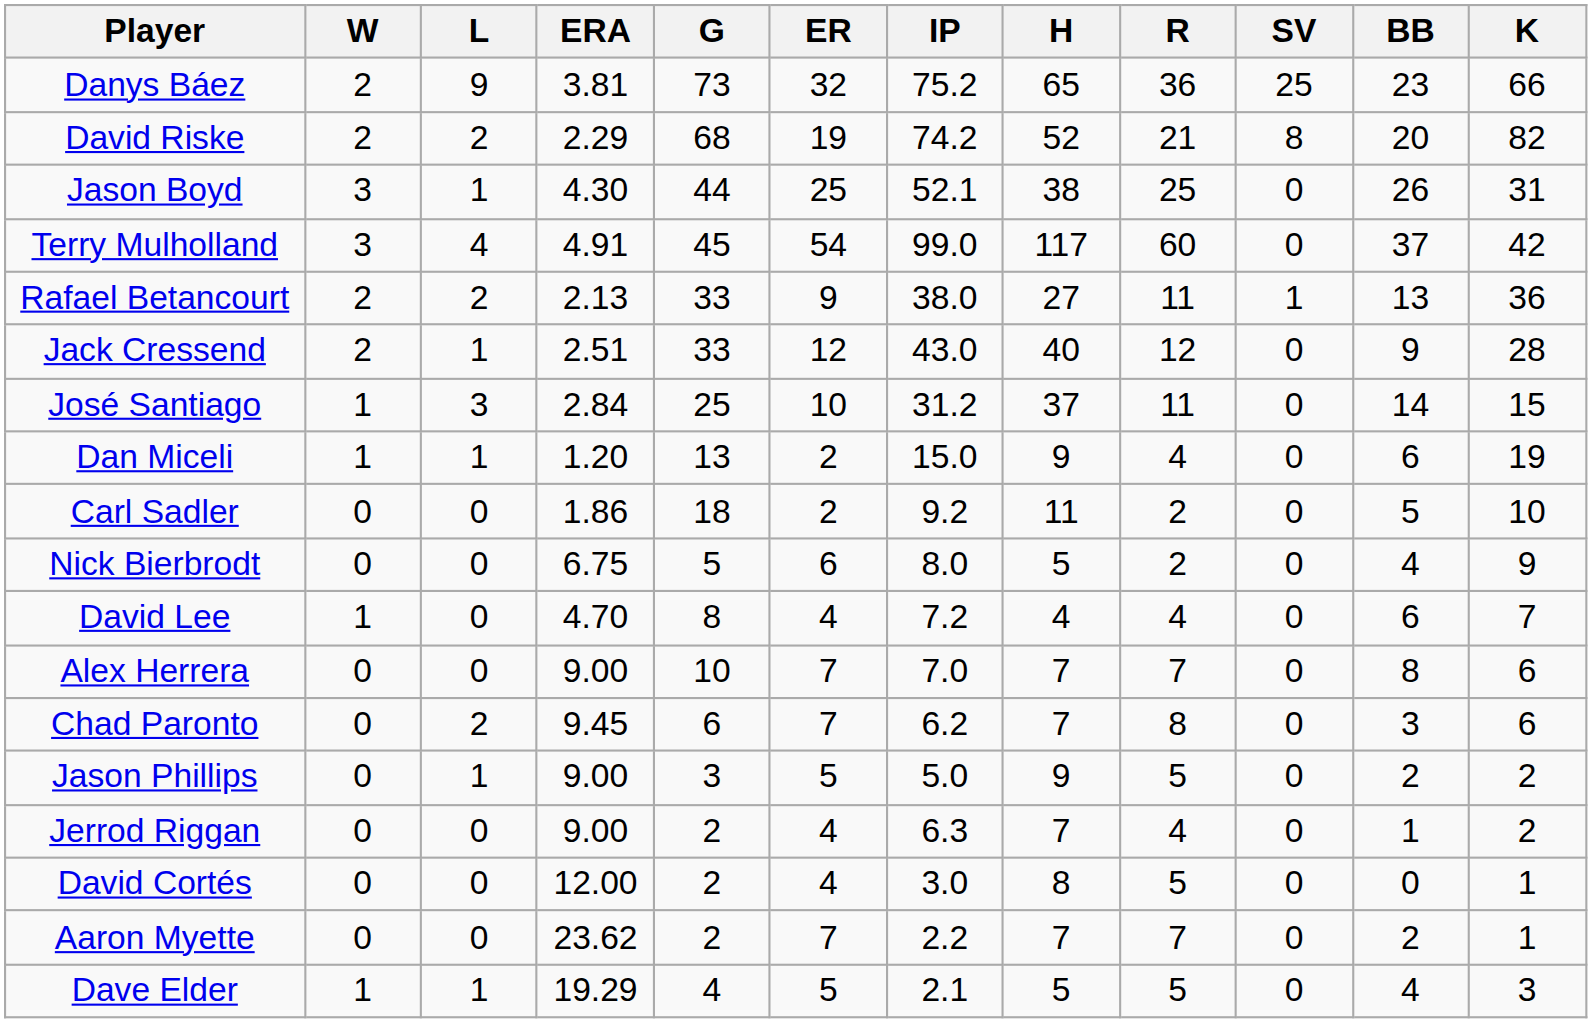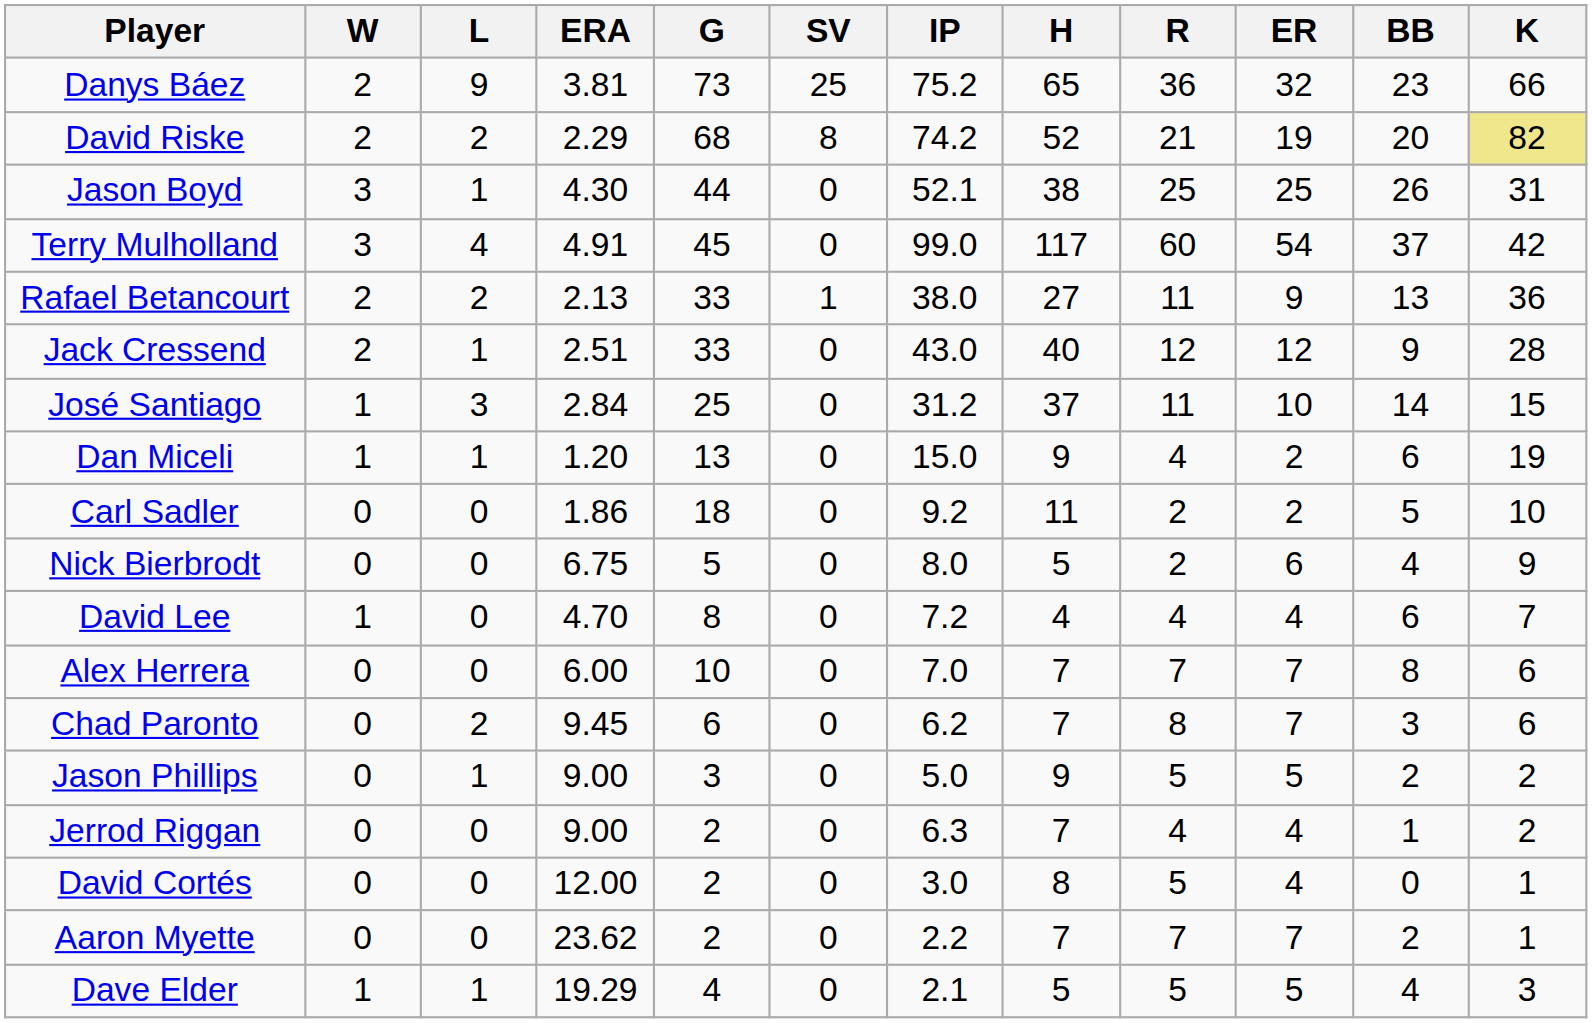columns swapped: (1294, 31) <-> (828, 31)
(1527, 137) no background -> (1527, 137) khaki background
(595, 670) 9.00 -> (595, 670) 6.00
